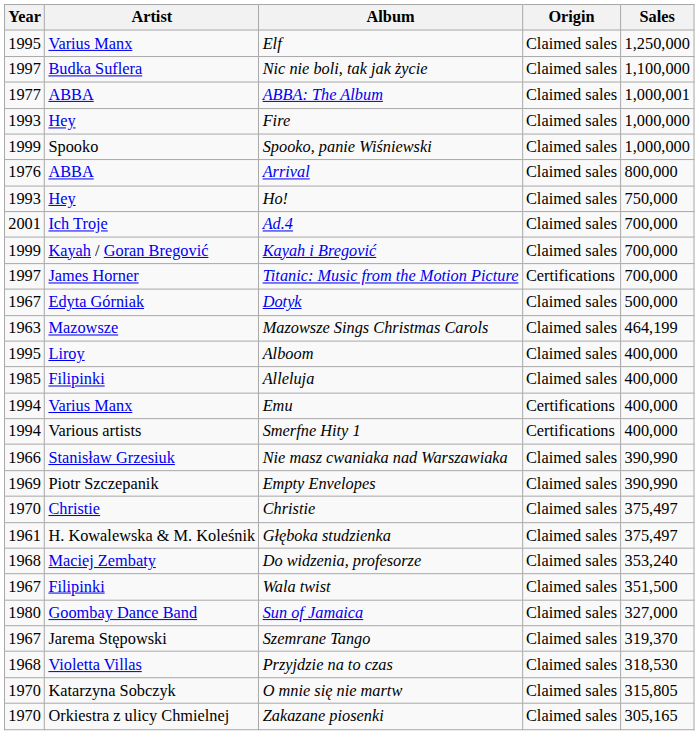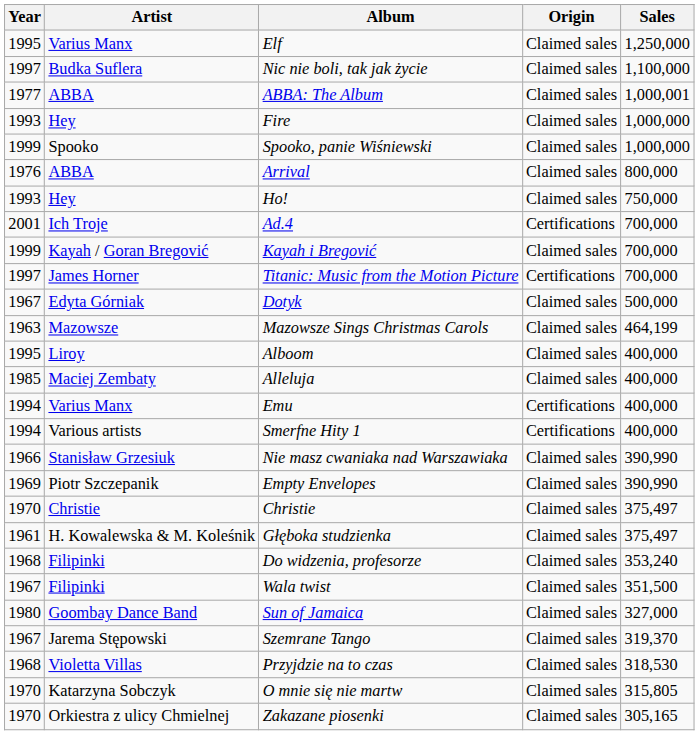(572, 224) Claimed sales -> (570, 224) Certifications
(77, 379) Filipinki -> (102, 379) Maciej Zembaty
(102, 560) Maciej Zembaty -> (77, 560) Filipinki
